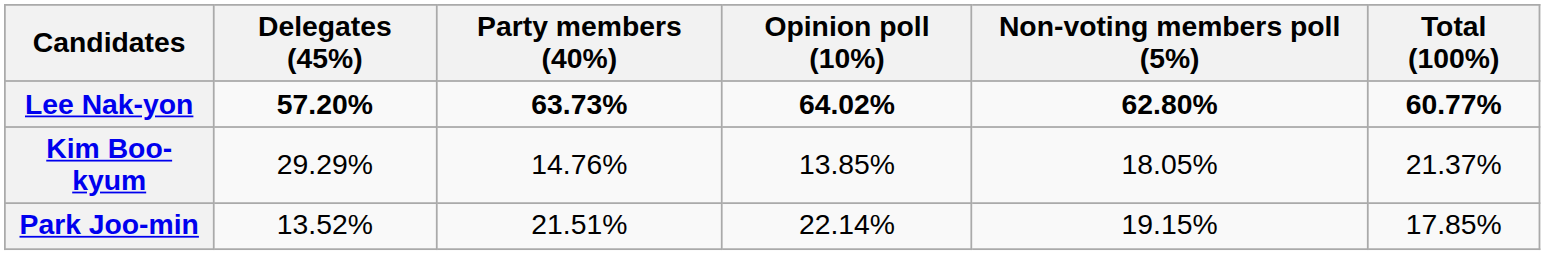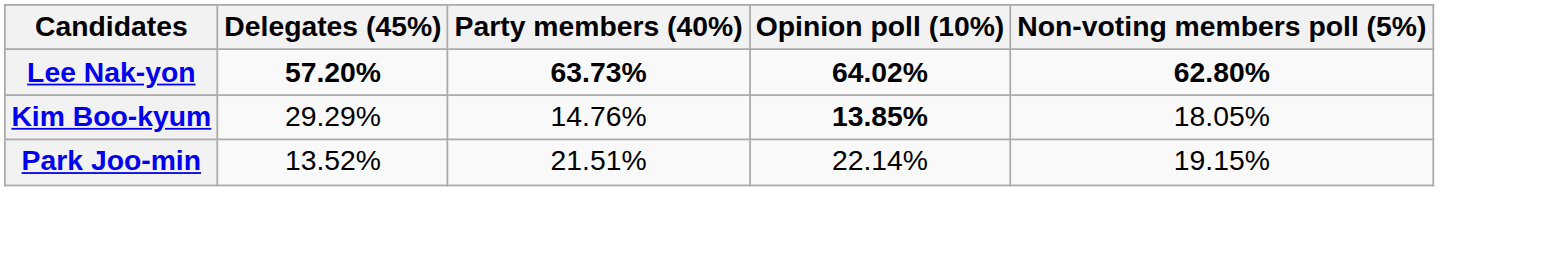- column: (1454, 42)
(847, 164) normal -> (880, 116) bold
